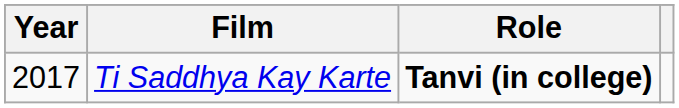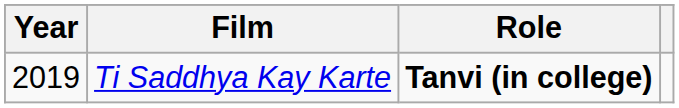(46, 77) 2017 -> (46, 77) 2019
